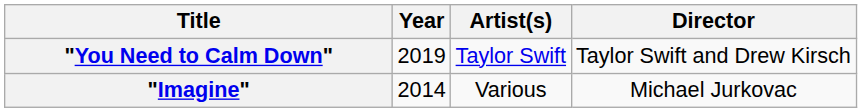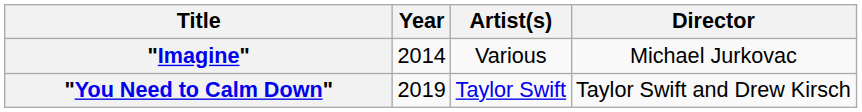rows swapped: (199, 90) <-> (199, 55)
